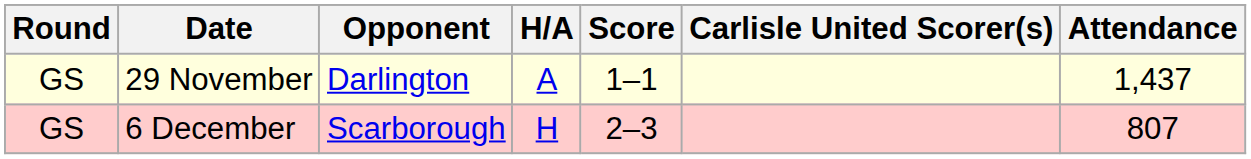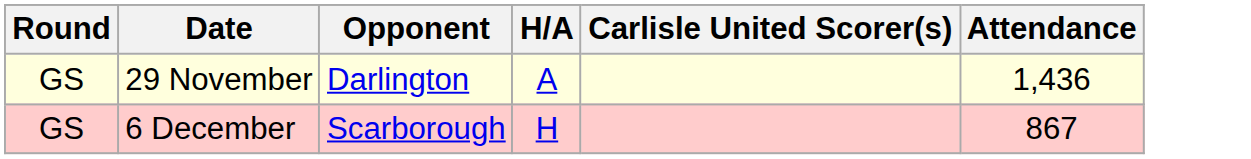- column: (632, 29)
(1153, 78) 1,437 -> (1052, 78) 1,436
(1153, 128) 807 -> (1052, 128) 867
